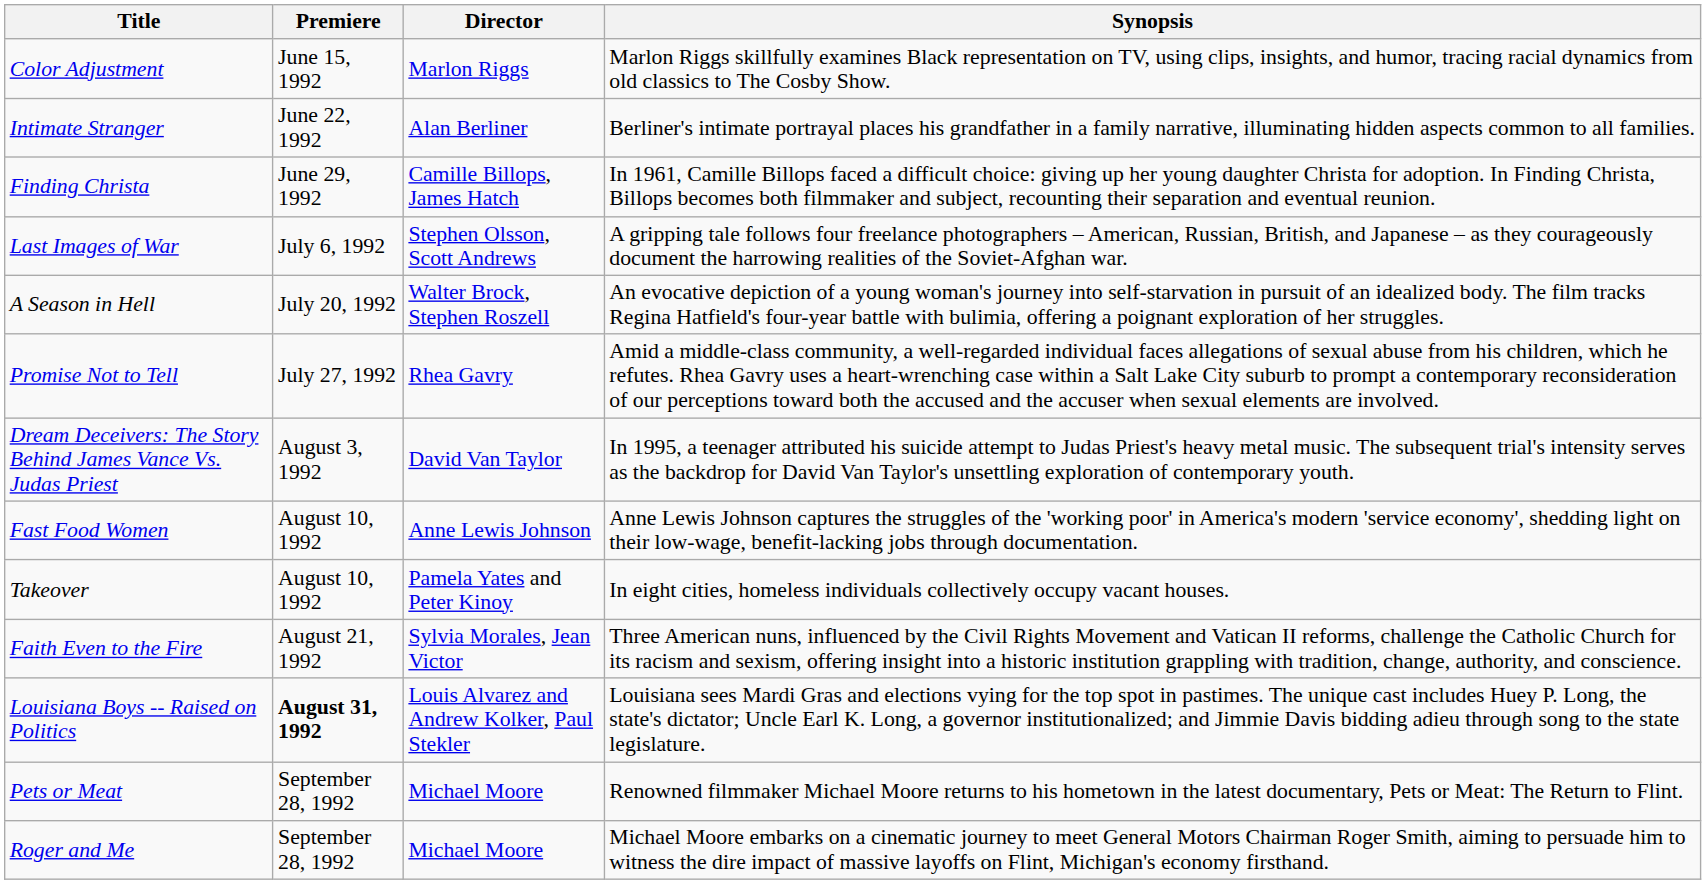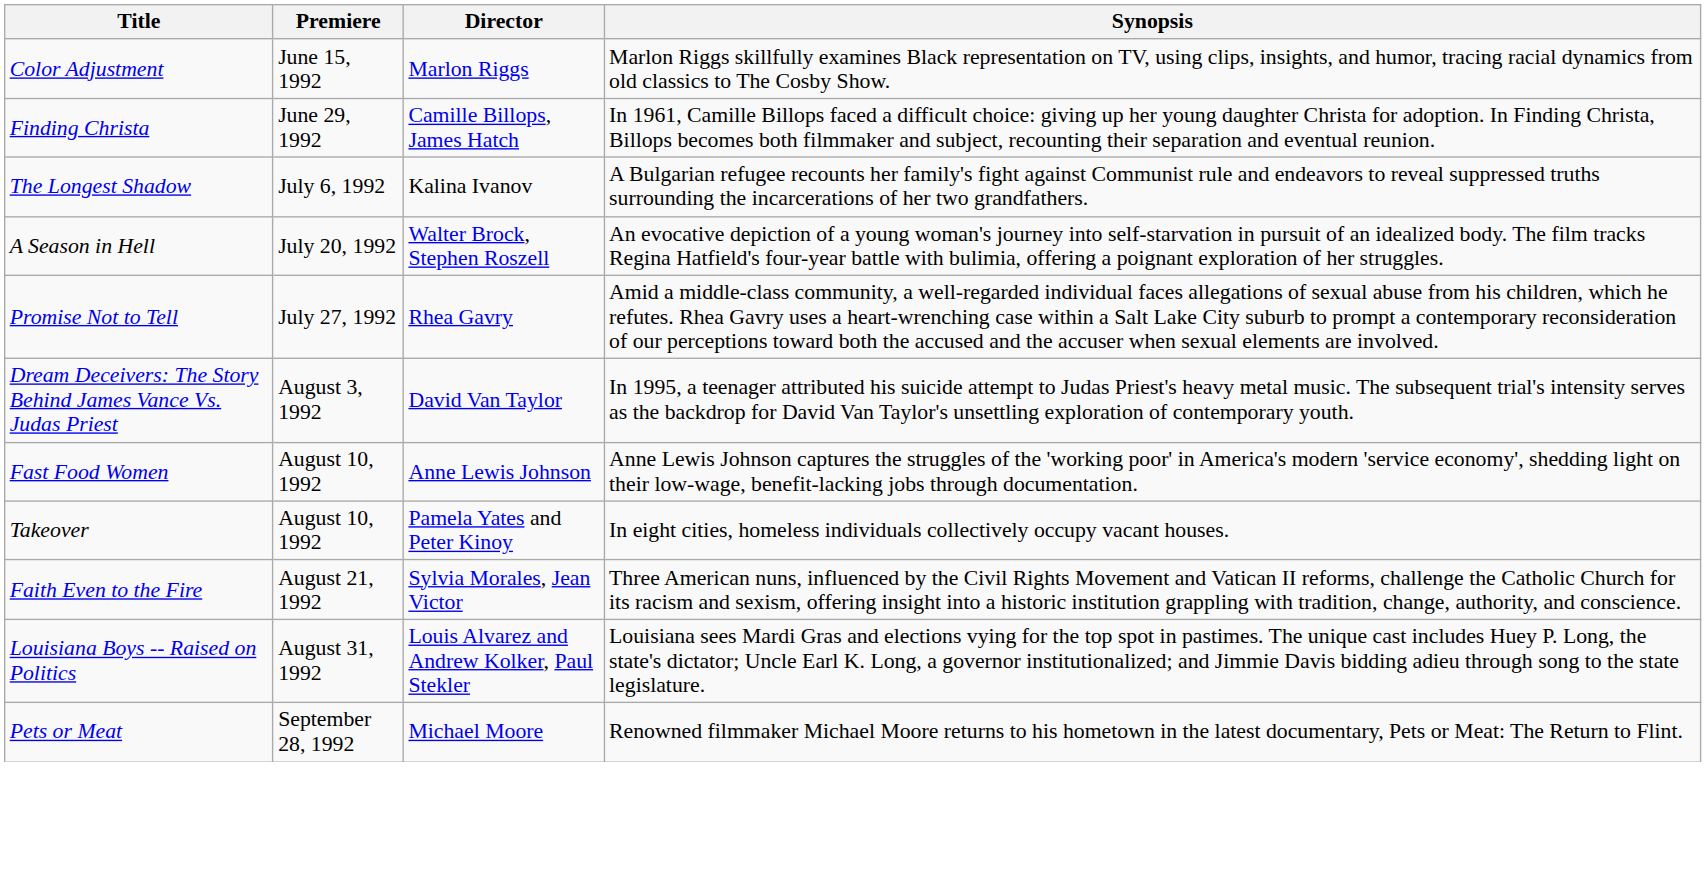- row: (87, 127)
- row: (94, 245)
+ row: (100, 186)
(328, 719) bold -> (326, 660) normal
- row: (72, 849)
